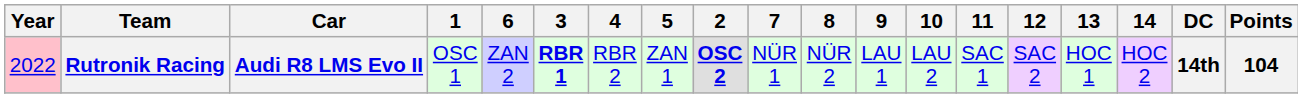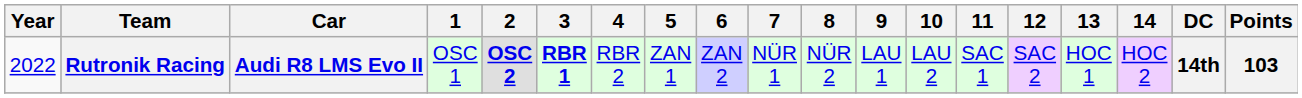columns swapped: (720, 21) <-> (508, 21)
(33, 65) pink background -> (33, 65) no background
(1261, 65) 104 -> (1261, 65) 103
